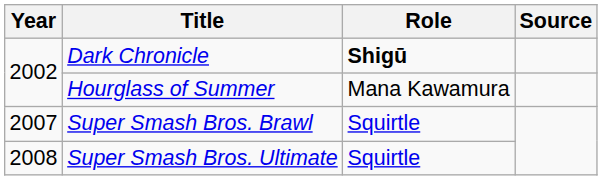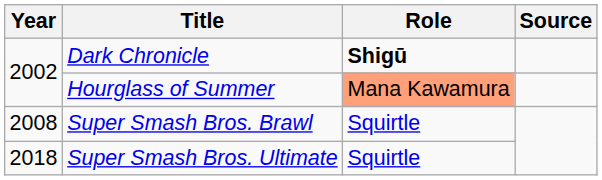(429, 89) no background -> (429, 89) lightsalmon background
(33, 123) 2007 -> (33, 123) 2008
(33, 157) 2008 -> (33, 157) 2018
